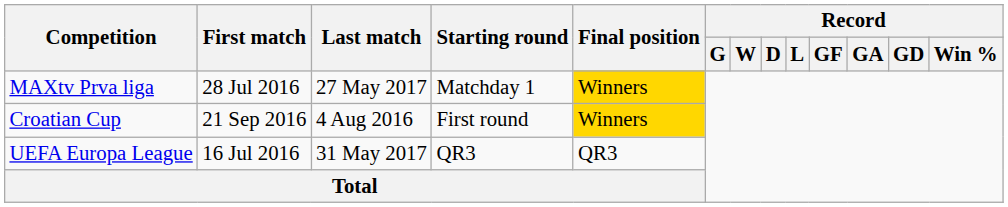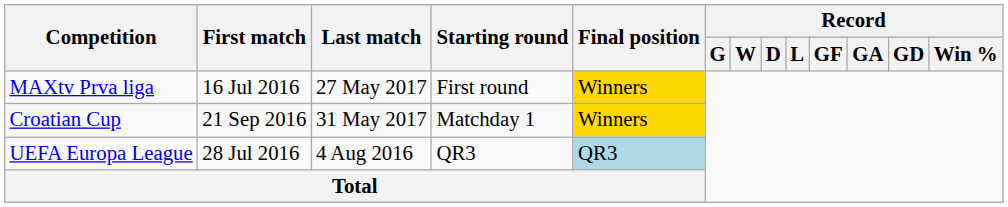(251, 86) 28 Jul 2016 -> (251, 86) 16 Jul 2016
(486, 86) Matchday 1 -> (482, 86) First round
(364, 119) 4 Aug 2016 -> (371, 119) 31 May 2017
(482, 119) First round -> (486, 119) Matchday 1
(251, 152) 16 Jul 2016 -> (251, 152) 28 Jul 2016
(371, 152) 31 May 2017 -> (364, 152) 4 Aug 2016
(598, 152) no background -> (598, 152) lightblue background
